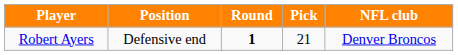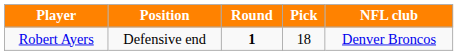(304, 38) 21 -> (304, 38) 18
